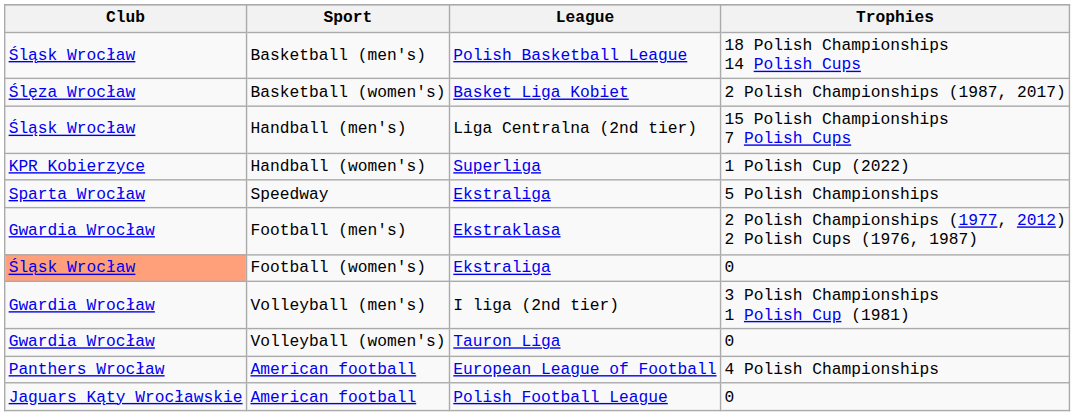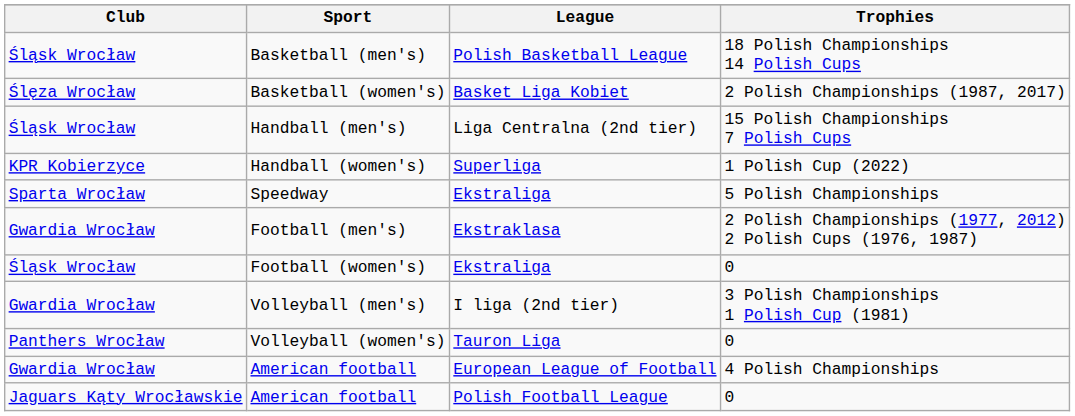(72, 268) lightsalmon background -> (72, 268) no background
(82, 342) Gwardia Wrocław -> (87, 342) Panthers Wrocław
(87, 369) Panthers Wrocław -> (82, 369) Gwardia Wrocław
